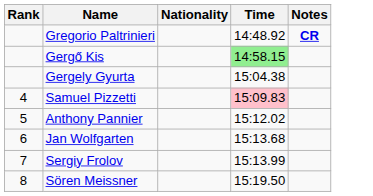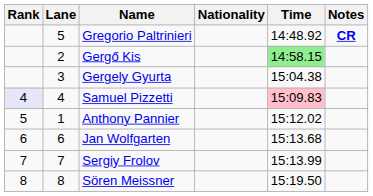+ column: (61, 14)
(23, 98) no background -> (23, 98) lavender background
